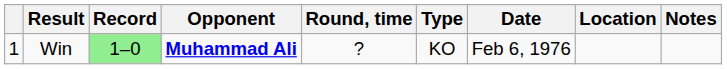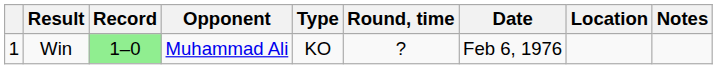columns swapped: (442, 19) <-> (359, 19)
(231, 48) bold -> (227, 48) normal
